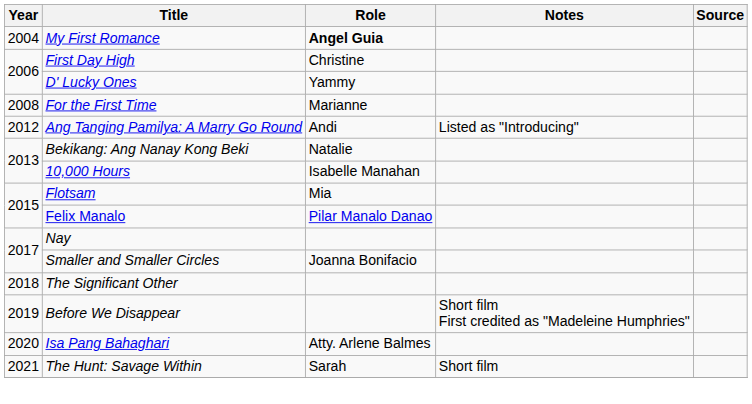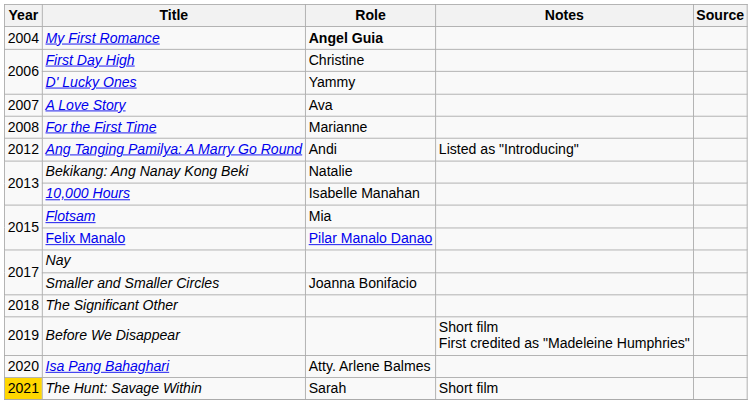+ row: (86, 104)
(23, 366) no background -> (23, 388) gold background
